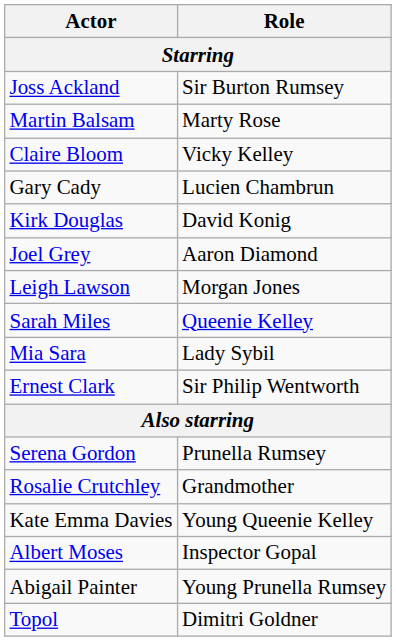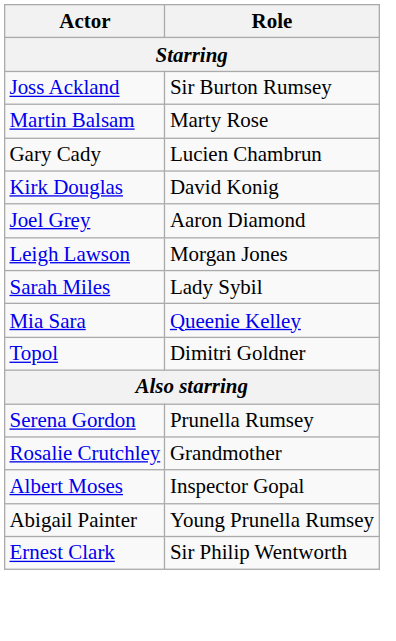- row: (66, 154)
(248, 320) Queenie Kelley -> (216, 287) Lady Sybil
(228, 353) Lady Sybil -> (235, 320) Queenie Kelley
rows swapped: (34, 619) <-> (62, 386)
- row: (91, 519)
